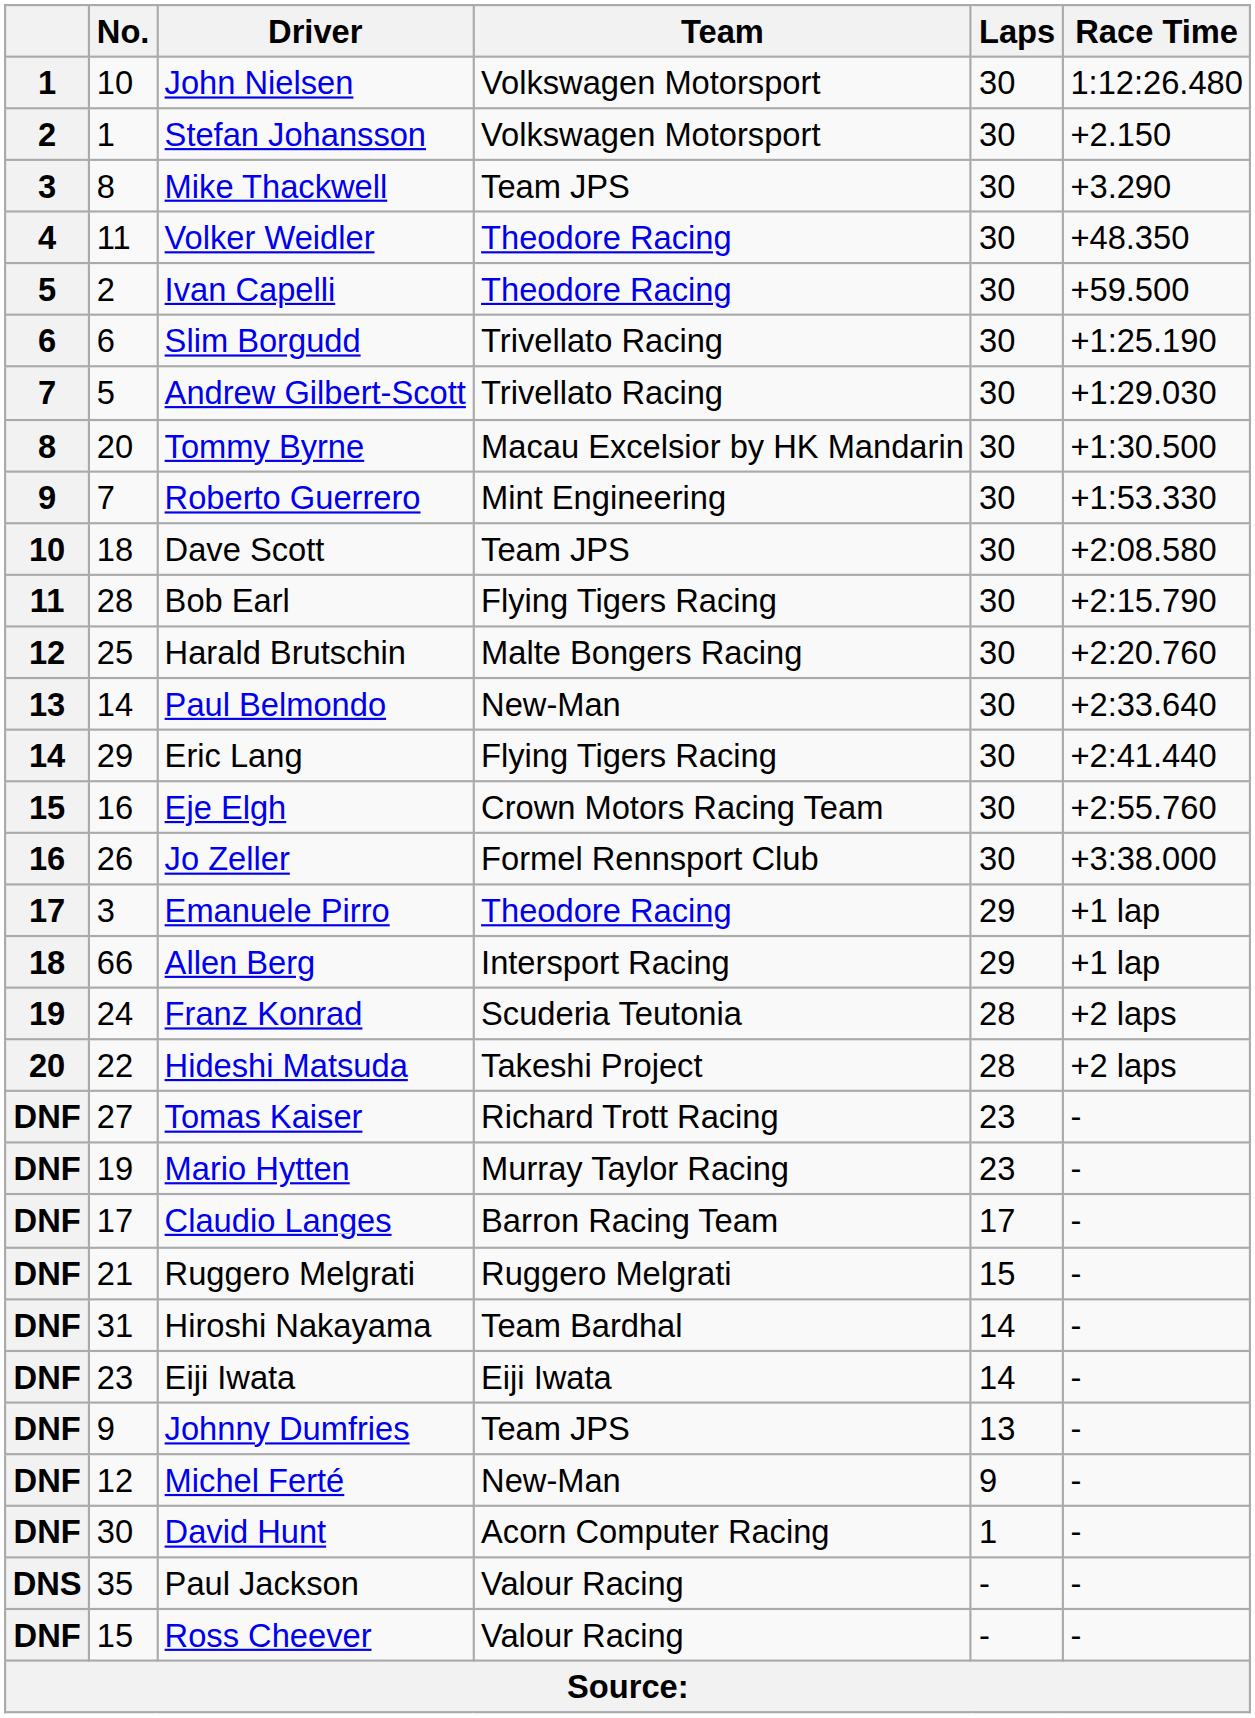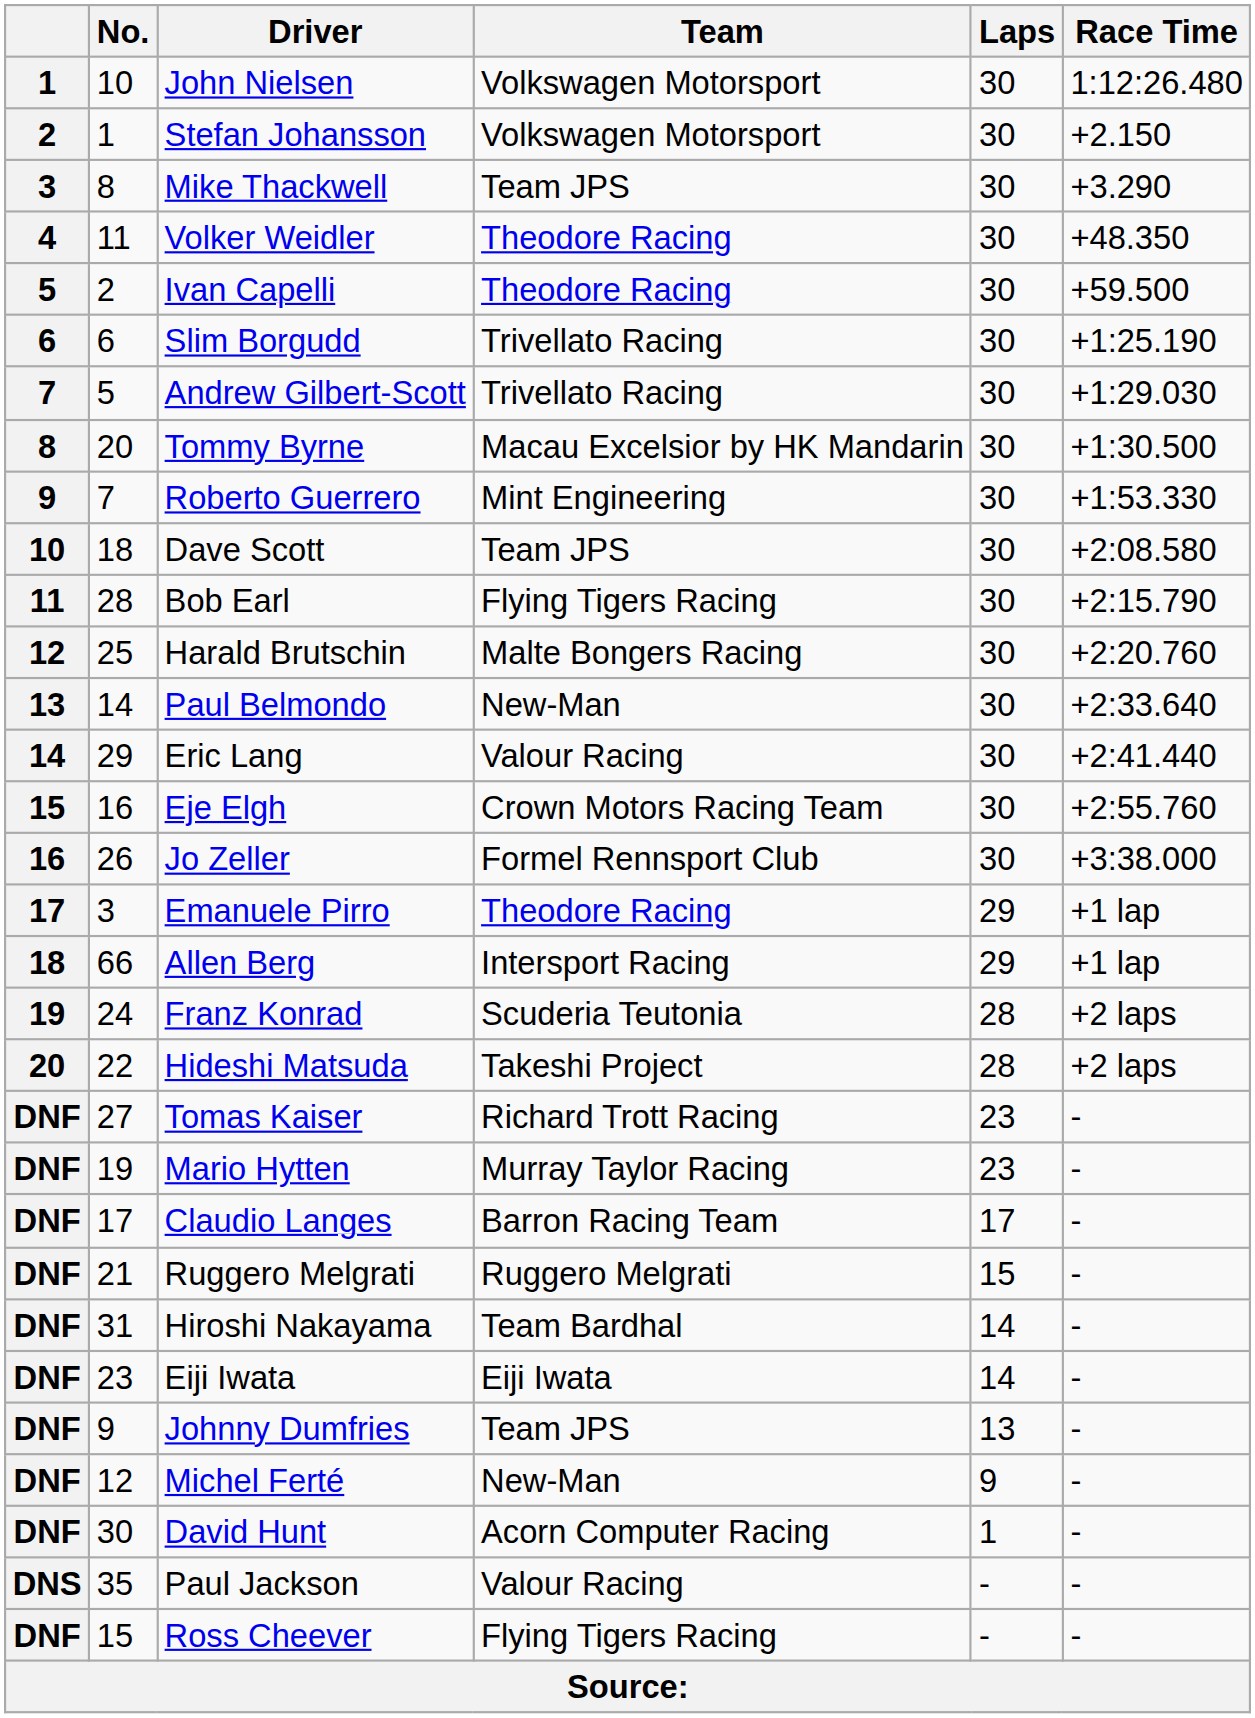(629, 755) Flying Tigers Racing -> (582, 755) Valour Racing
(582, 1635) Valour Racing -> (629, 1635) Flying Tigers Racing
